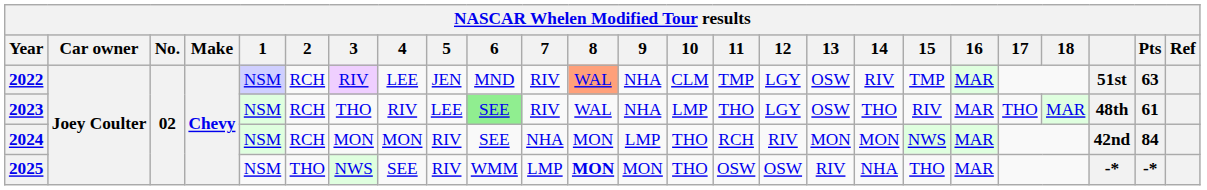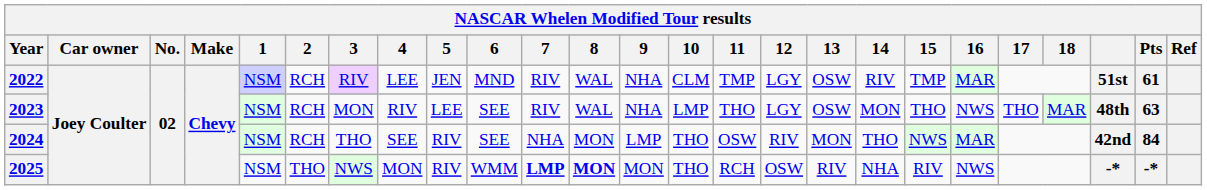(593, 79) lightsalmon background -> (594, 79) no background
(1150, 79) 63 -> (1151, 79) 61
(354, 109) THO -> (354, 109) MON
(494, 109) lightgreen background -> (494, 109) no background
(879, 109) THO -> (880, 109) MON
(927, 109) RIV -> (928, 109) THO
(974, 109) MAR -> (975, 109) NWS
(1150, 109) 61 -> (1151, 109) 63
(354, 139) MON -> (354, 139) THO
(402, 139) MON -> (402, 139) SEE
(736, 139) RCH -> (737, 139) OSW
(879, 139) MON -> (880, 139) THO
(402, 169) SEE -> (402, 169) MON
(545, 169) normal -> (545, 169) bold
(736, 169) OSW -> (737, 169) RCH
(927, 169) THO -> (928, 169) RIV
(974, 169) MAR -> (975, 169) NWS
